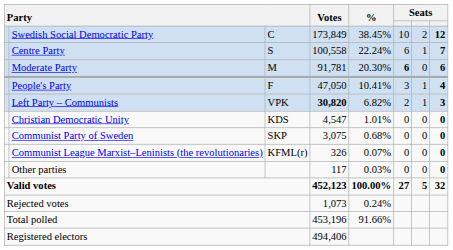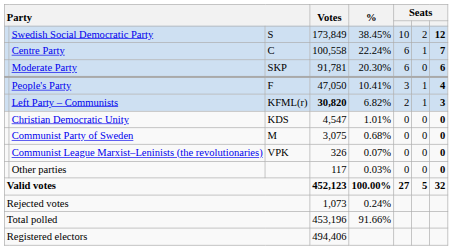(271, 34) C -> (270, 34) S
(270, 51) S -> (271, 51) C
(272, 67) M -> (277, 67) SKP
(407, 67) bold -> (407, 67) normal
(278, 102) VPK -> (287, 102) KFML(r)
(277, 136) SKP -> (272, 136) M
(287, 153) KFML(r) -> (278, 153) VPK
